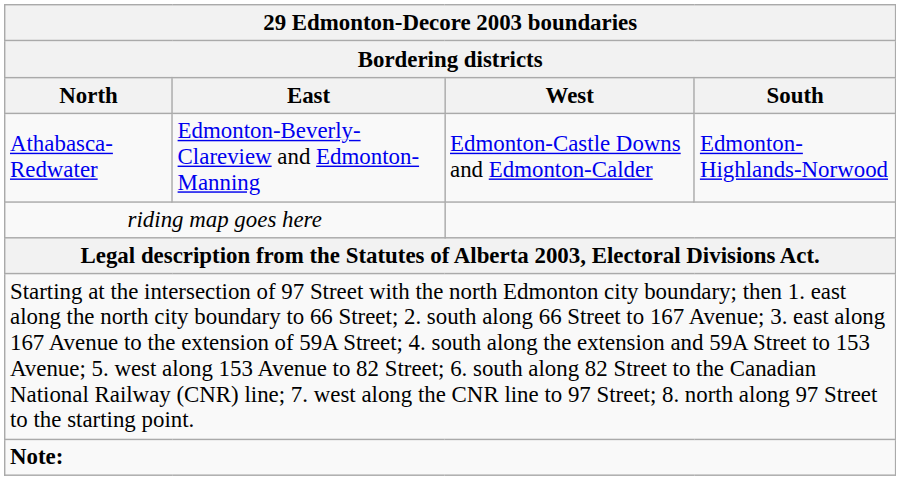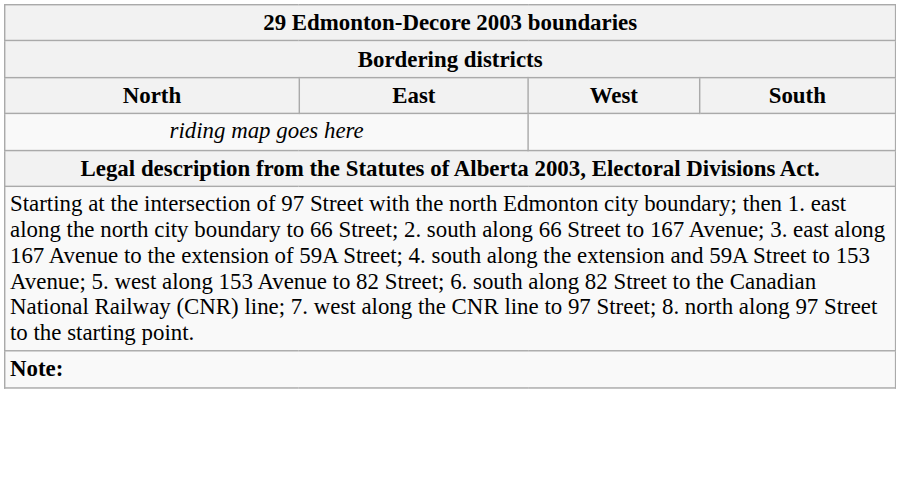- row: (61, 157)
